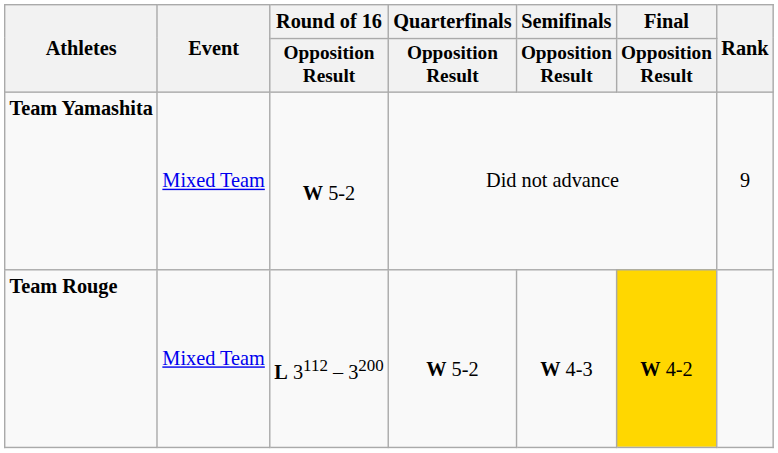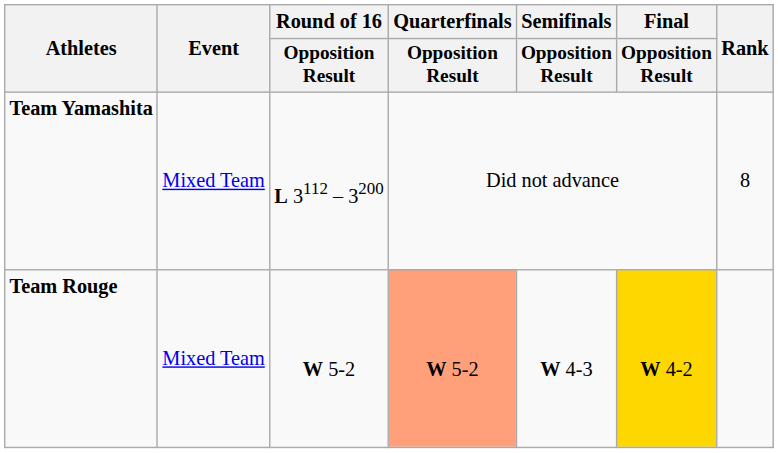(329, 193) W 5-2 -> (329, 193) L 3112 – 3200
(745, 181) 9 -> (745, 181) 8
(329, 370) L 3112 – 3200 -> (329, 370) W 5-2
(452, 370) no background -> (452, 370) lightsalmon background
